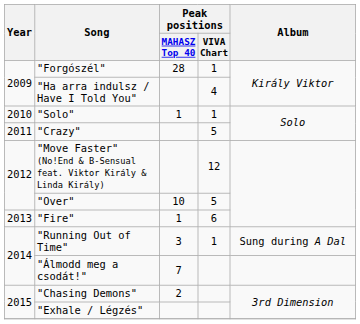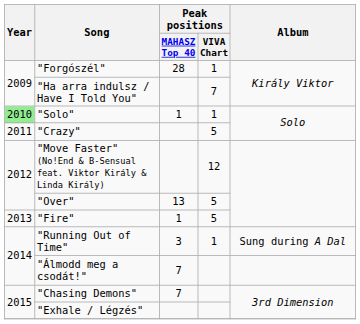(214, 92) 4 -> (214, 92) 7
(19, 115) no background -> (19, 115) lightgreen background
(178, 202) 10 -> (178, 202) 13
(214, 218) 6 -> (214, 218) 5
(179, 293) 2 -> (179, 293) 7
